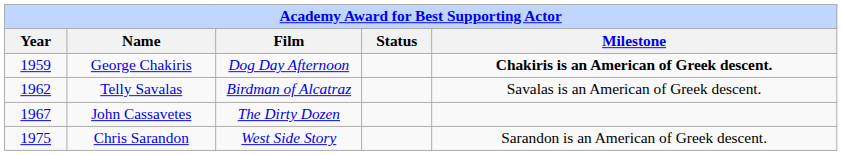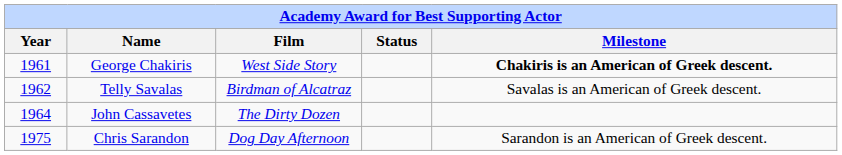(36, 65) 1959 -> (36, 65) 1961
(289, 65) Dog Day Afternoon -> (289, 65) West Side Story
(36, 114) 1967 -> (36, 114) 1964
(289, 138) West Side Story -> (289, 138) Dog Day Afternoon
